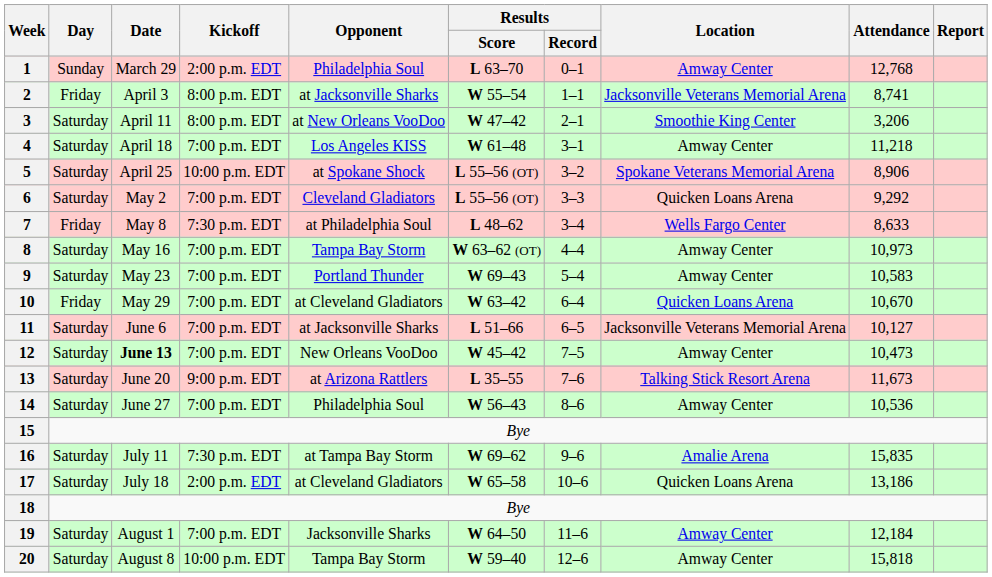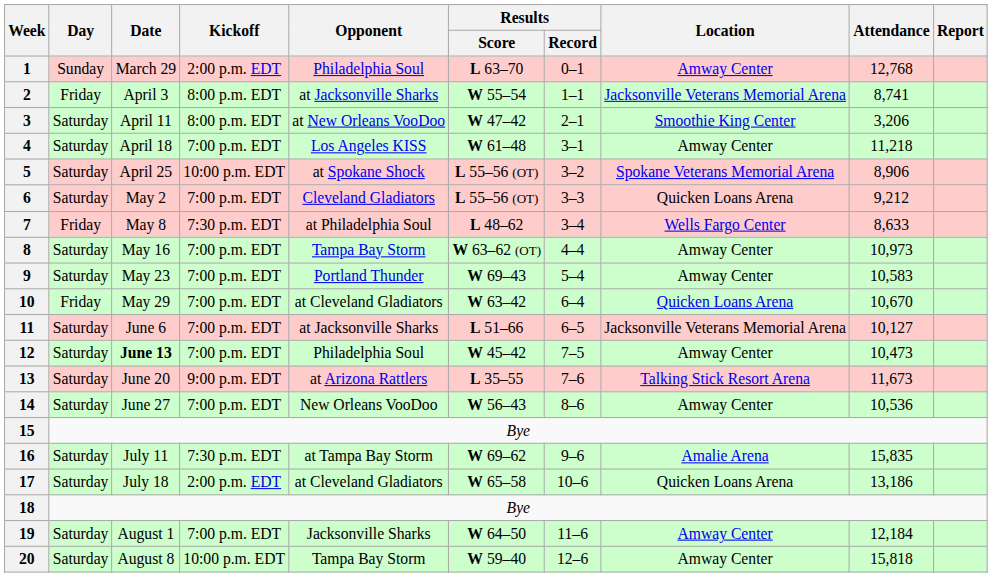(891, 198) 9,292 -> (891, 198) 9,212
(369, 353) New Orleans VooDoo -> (369, 353) Philadelphia Soul
(369, 404) Philadelphia Soul -> (369, 404) New Orleans VooDoo
